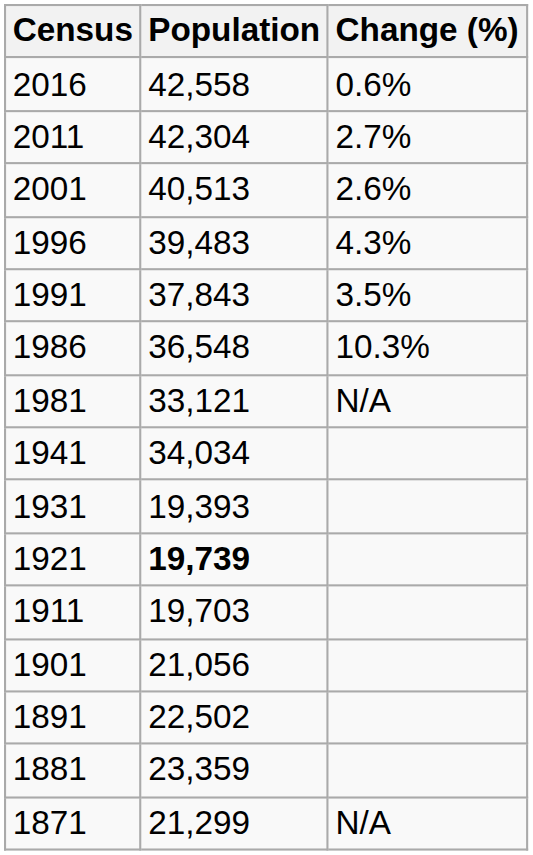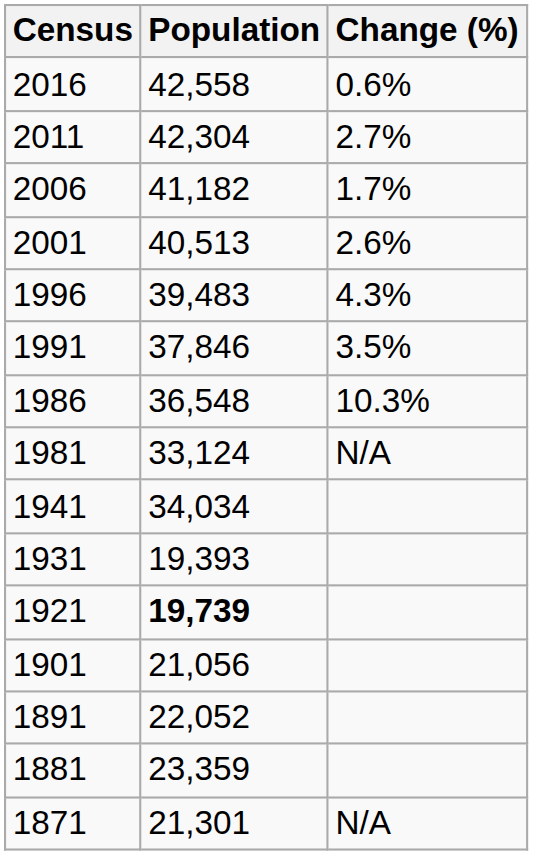+ row: (50, 189)
(199, 294) 37,843 -> (199, 347) 37,846
(199, 400) 33,121 -> (199, 453) 33,124
- row: (48, 611)
(199, 717) 22,502 -> (199, 717) 22,052
(199, 822) 21,299 -> (199, 822) 21,301
